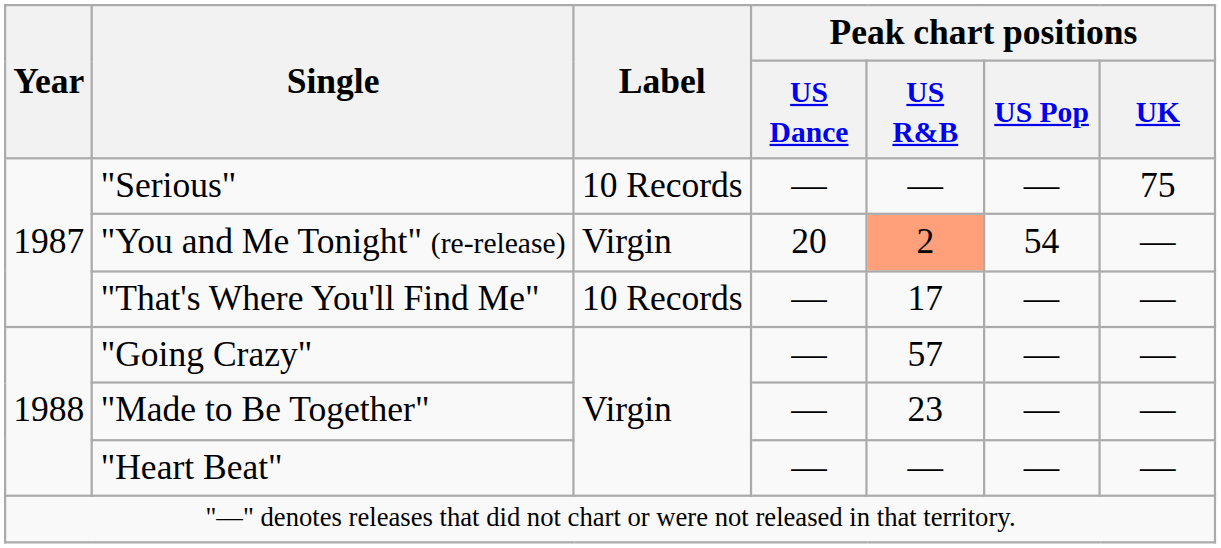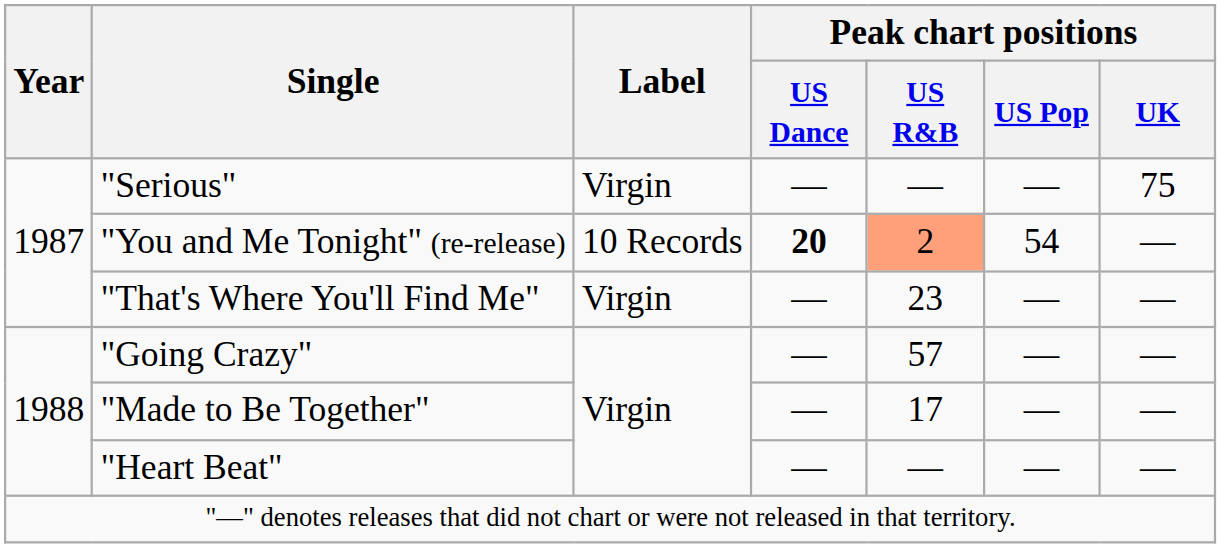(662, 185) 10 Records -> (627, 185) Virgin
(627, 241) Virgin -> (662, 241) 10 Records
(809, 241) normal -> (809, 241) bold
(662, 297) 10 Records -> (627, 297) Virgin
(925, 297) 17 -> (925, 297) 23
(925, 410) 23 -> (925, 410) 17
